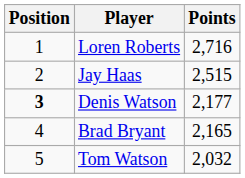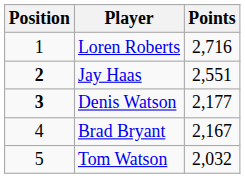(39, 74) normal -> (39, 74) bold
(212, 74) 2,515 -> (212, 74) 2,551
(212, 131) 2,165 -> (212, 131) 2,167
